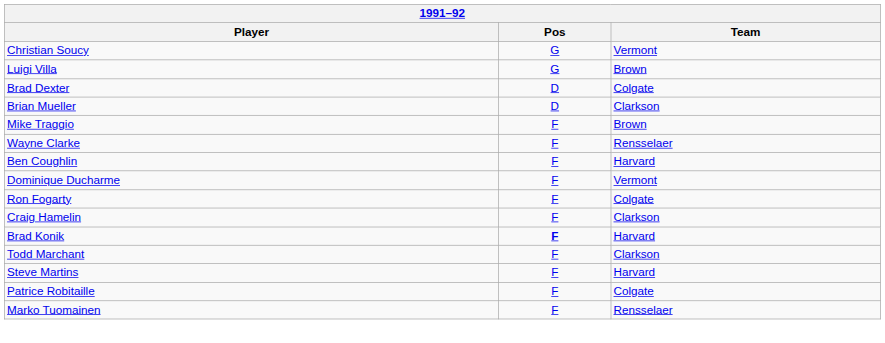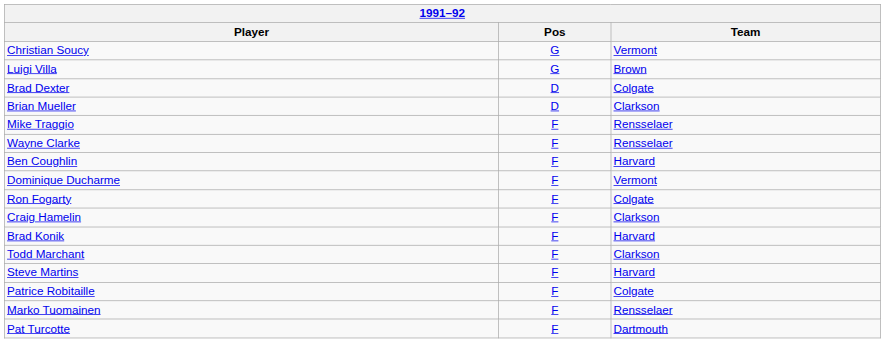(630, 124) Brown -> (643, 124) Rensselaer
(555, 236) bold -> (555, 236) normal
+ row: (39, 328)
